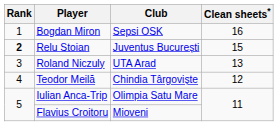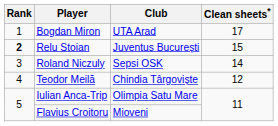(138, 31) Sepsi OSK -> (134, 31) UTA Arad
(237, 31) 16 -> (237, 31) 17
(134, 64) UTA Arad -> (138, 64) Sepsi OSK
(237, 64) 13 -> (237, 64) 14
